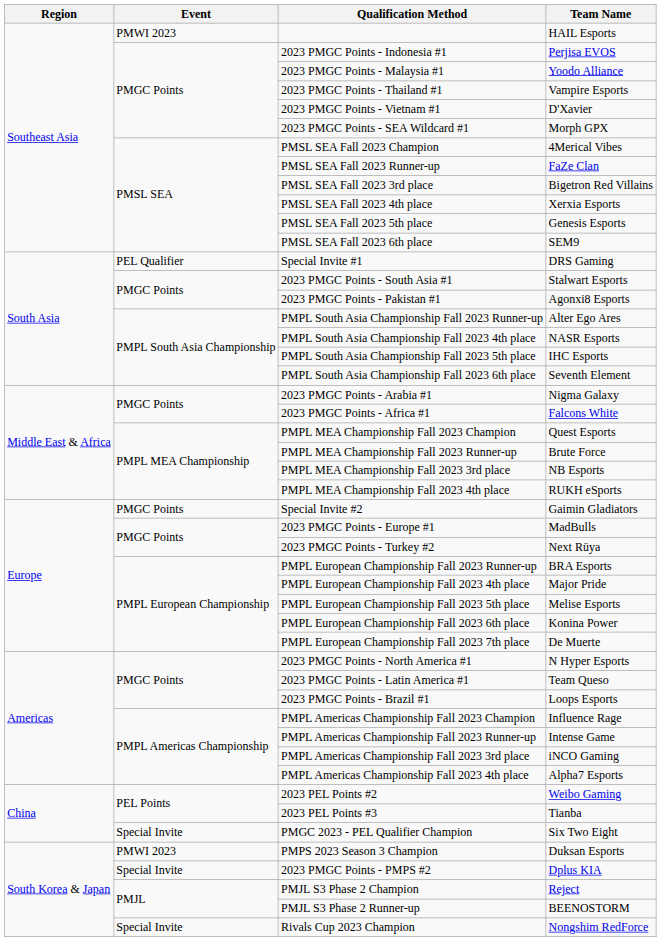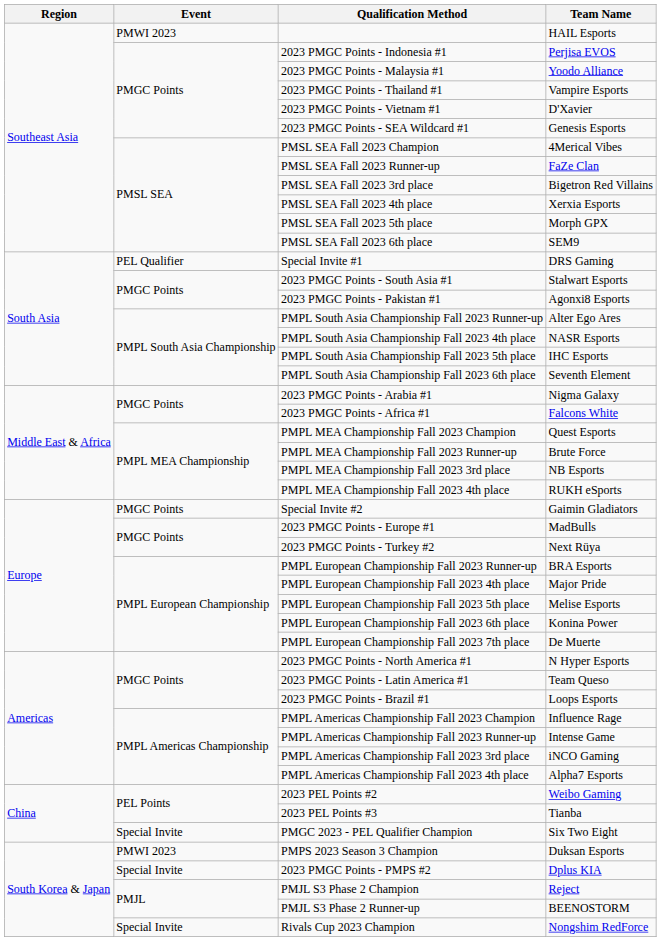(578, 128) Morph GPX -> (587, 128) Genesis Esports
(587, 223) Genesis Esports -> (578, 223) Morph GPX
